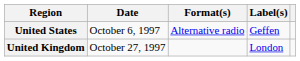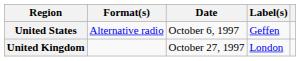columns swapped: (127, 13) <-> (207, 13)
